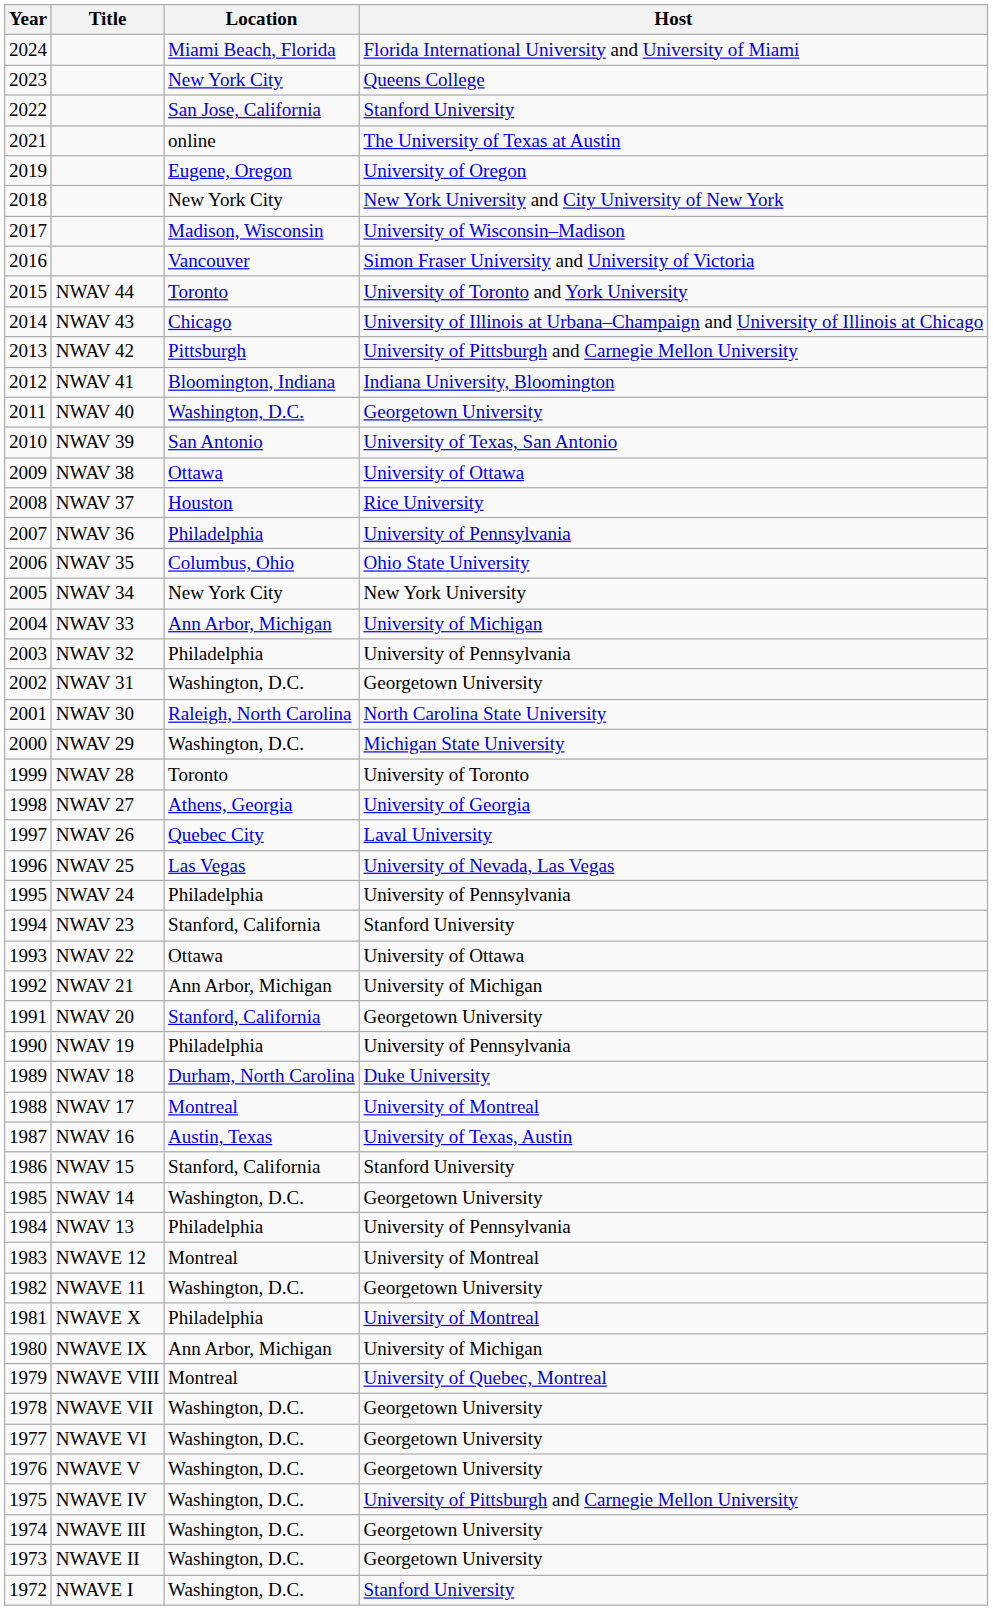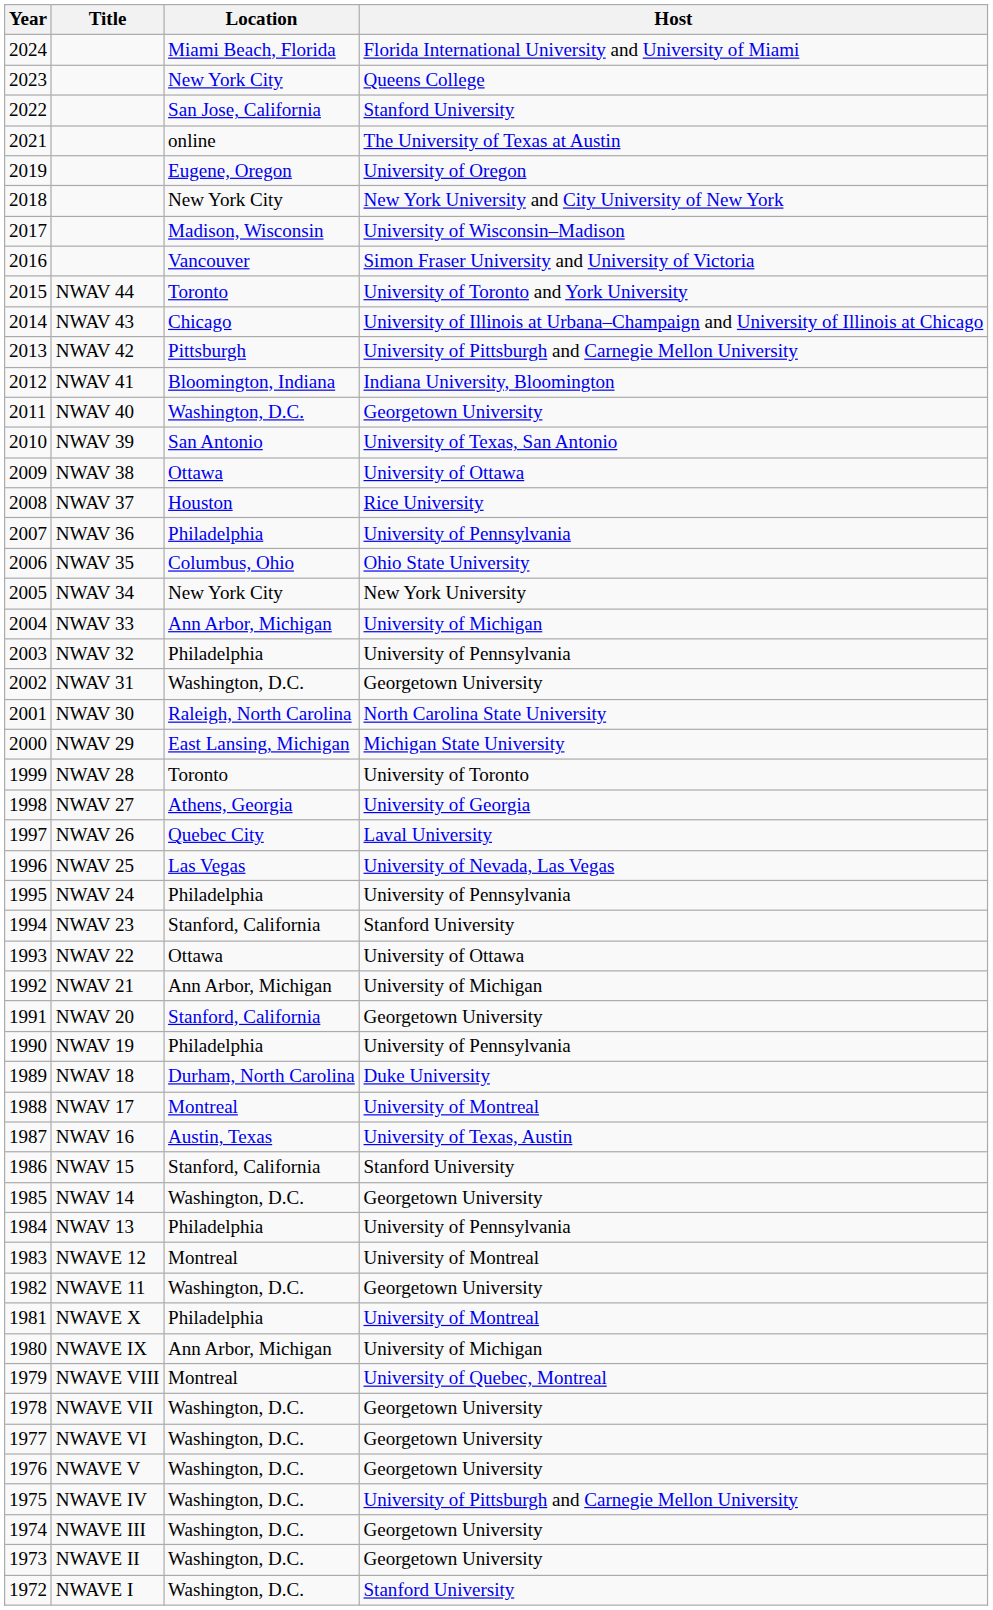(236, 744) Washington, D.C. -> (259, 744) East Lansing, Michigan
